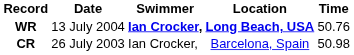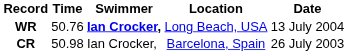columns swapped: (334, 8) <-> (88, 8)
(260, 26) bold -> (216, 26) normal
